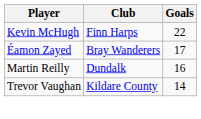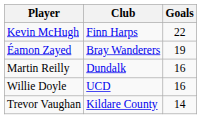(180, 50) 17 -> (180, 50) 19
+ row: (37, 86)
